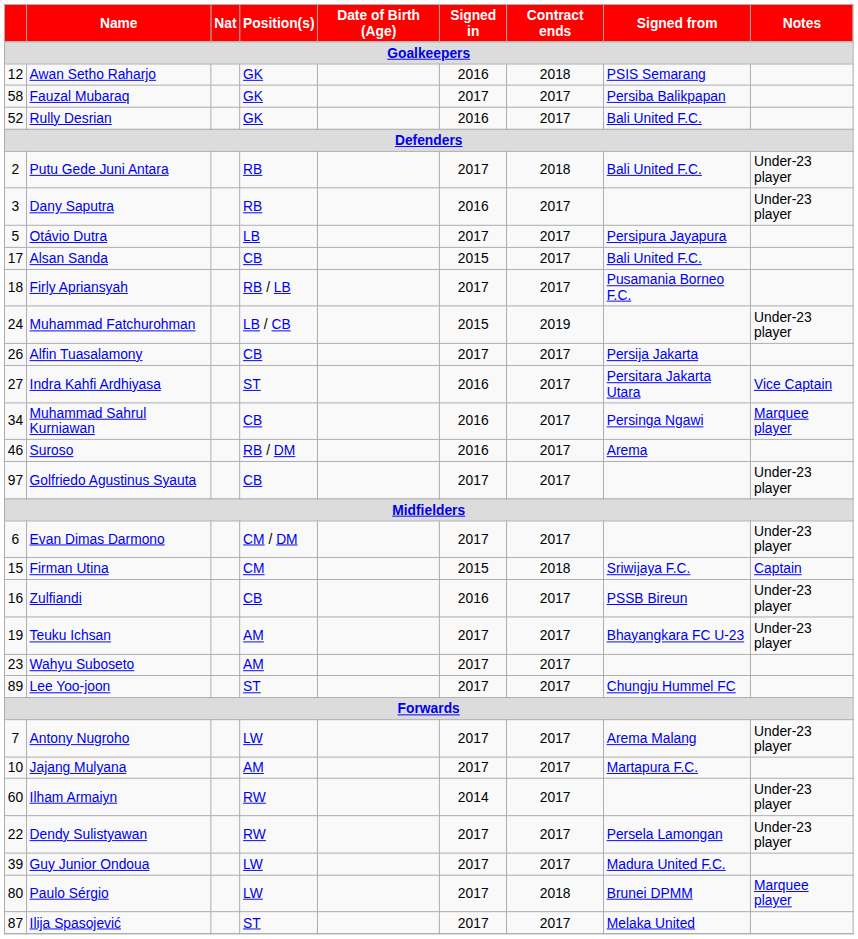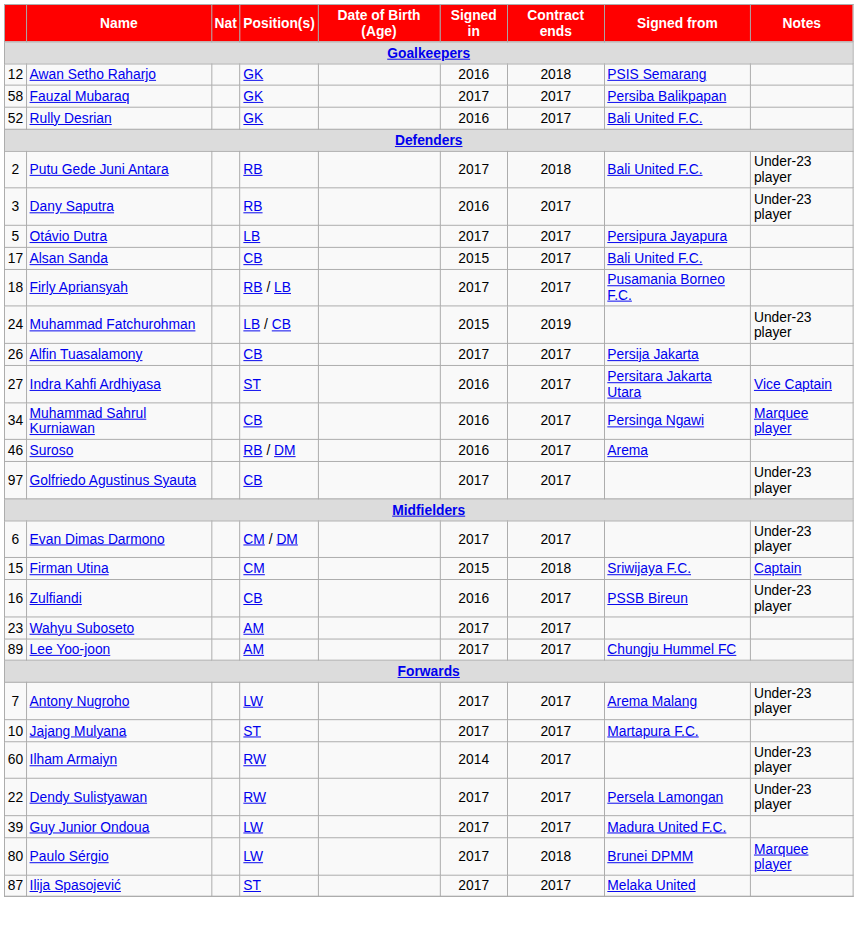- row: (70, 636)
(252, 687) ST -> (254, 650) AM
(253, 768) AM -> (252, 731) ST
